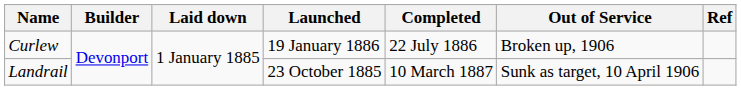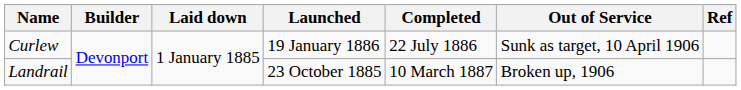(557, 44) Broken up, 1906 -> (600, 44) Sunk as target, 10 April 1906
(600, 71) Sunk as target, 10 April 1906 -> (557, 71) Broken up, 1906
